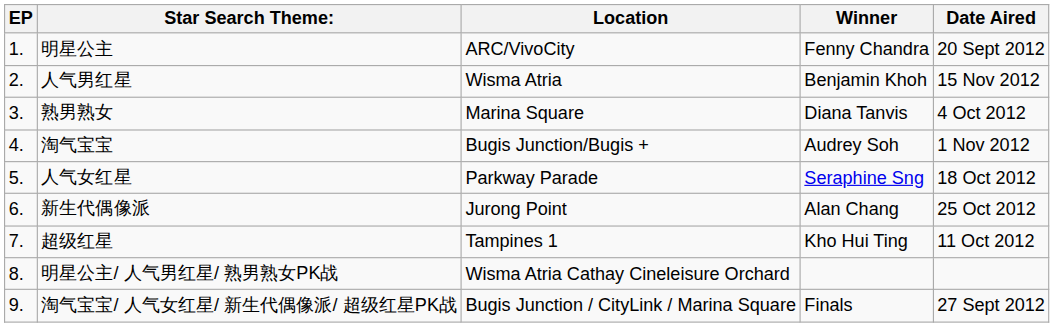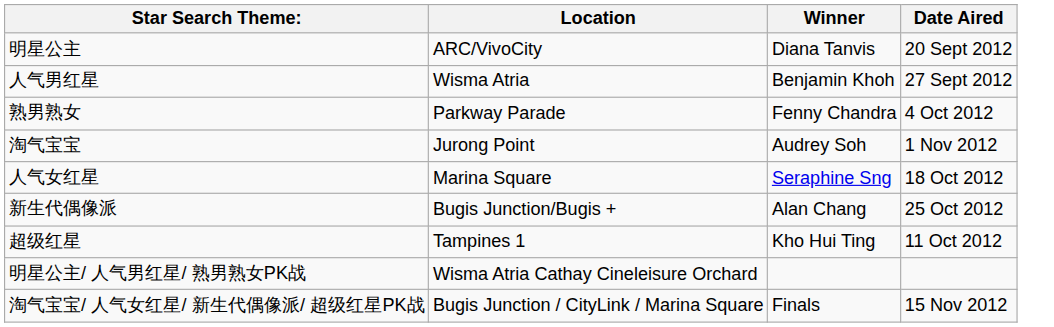- column: (21, 18)
(867, 49) Fenny Chandra -> (823, 49) Diana Tanvis
(989, 81) 15 Nov 2012 -> (959, 81) 27 Sept 2012
(525, 113) Marina Square -> (499, 113) Parkway Parade
(856, 113) Diana Tanvis -> (834, 113) Fenny Chandra
(557, 145) Bugis Junction/Bugis + -> (484, 145) Jurong Point
(532, 177) Parkway Parade -> (492, 177) Marina Square
(516, 209) Jurong Point -> (525, 209) Bugis Junction/Bugis +
(991, 305) 27 Sept 2012 -> (956, 305) 15 Nov 2012
